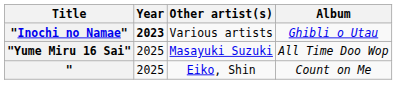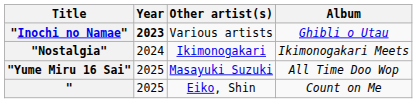+ row: (69, 51)
